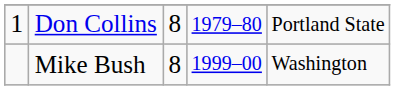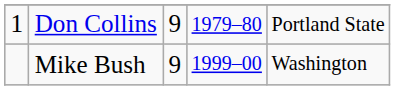(175, 24) 8 -> (175, 24) 9
(175, 64) 8 -> (175, 64) 9
